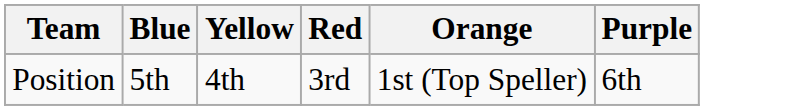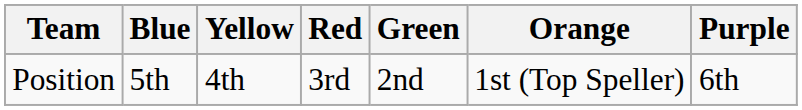+ column: (418, 29)
